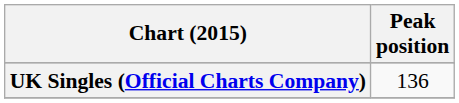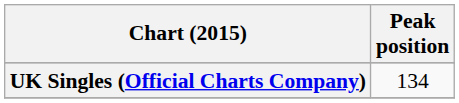(413, 80) 136 -> (413, 80) 134
